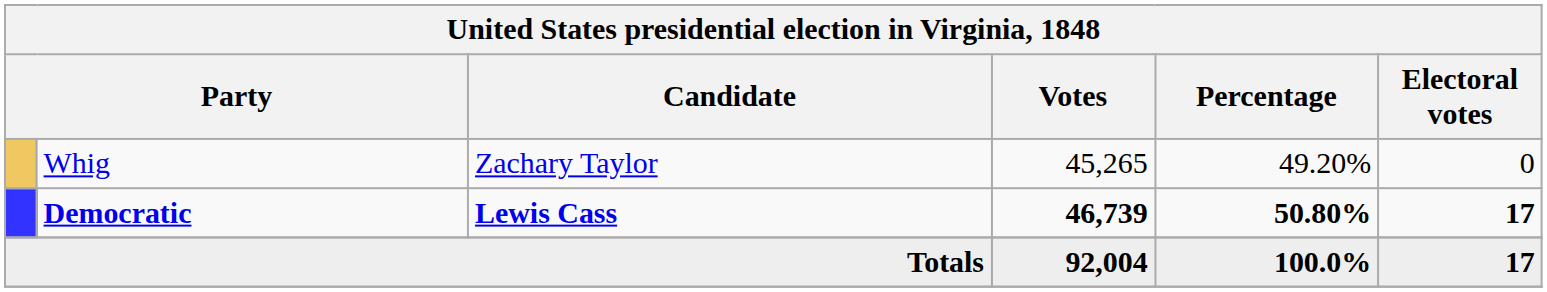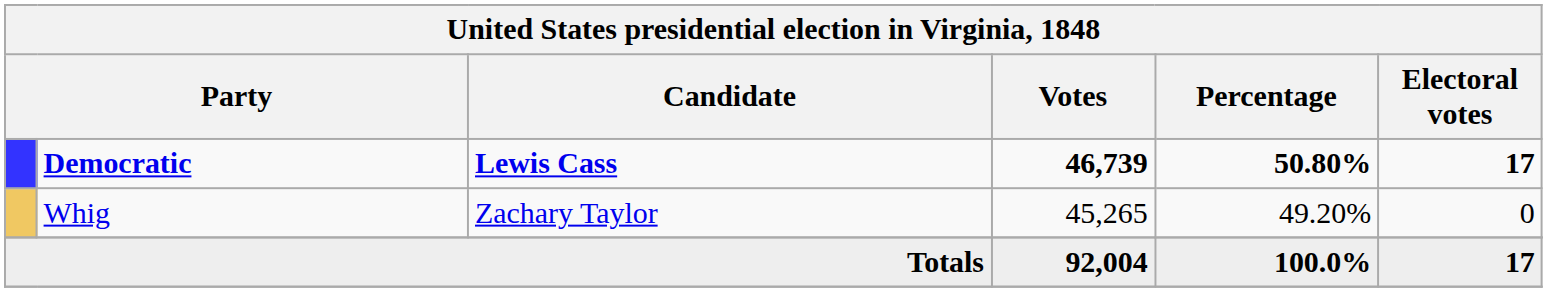rows swapped: (118, 212) <-> (77, 163)
